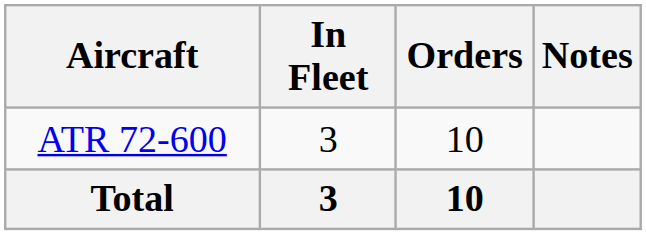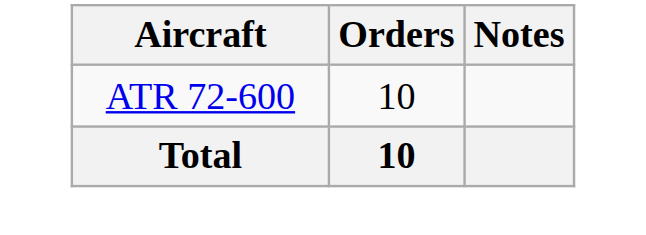- column: (328, 56)
